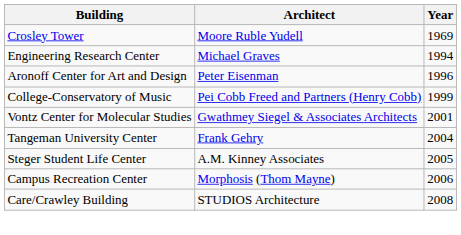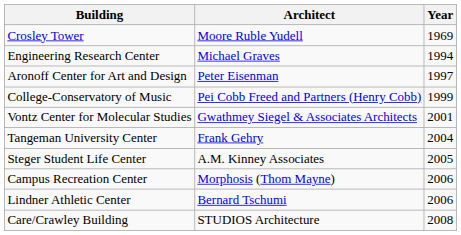(440, 76) 1996 -> (440, 76) 1997
+ row: (69, 199)
